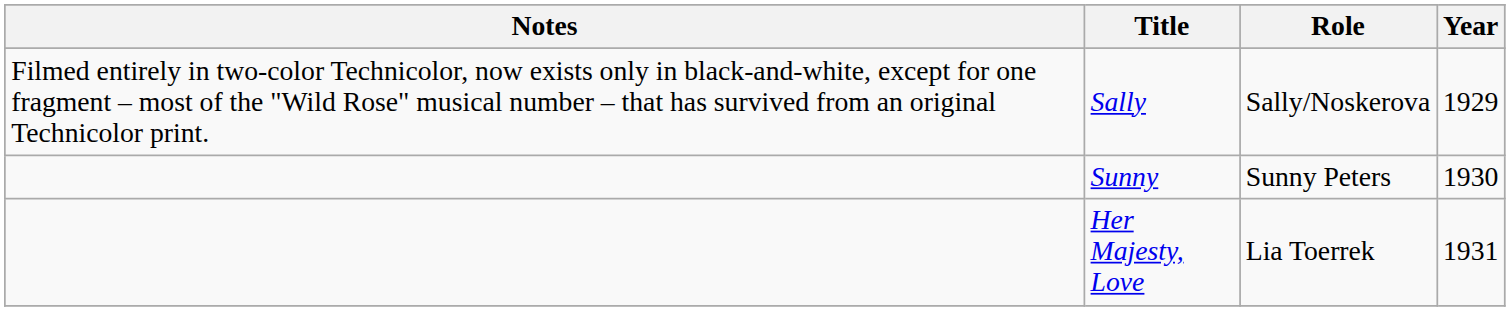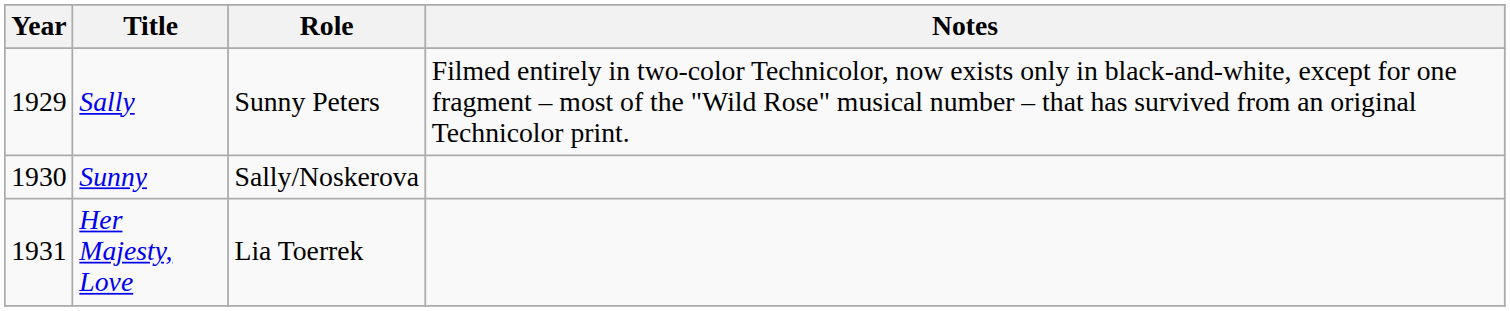columns swapped: (1471, 26) <-> (545, 26)
(1338, 101) Sally/Noskerova -> (307, 101) Sunny Peters
(1318, 176) Sunny Peters -> (327, 176) Sally/Noskerova
